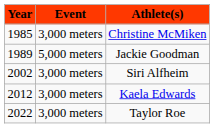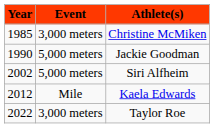(20, 53) 1989 -> (20, 53) 1990
(70, 73) 3,000 meters -> (70, 73) 5,000 meters
(70, 93) 3,000 meters -> (70, 93) Mile
